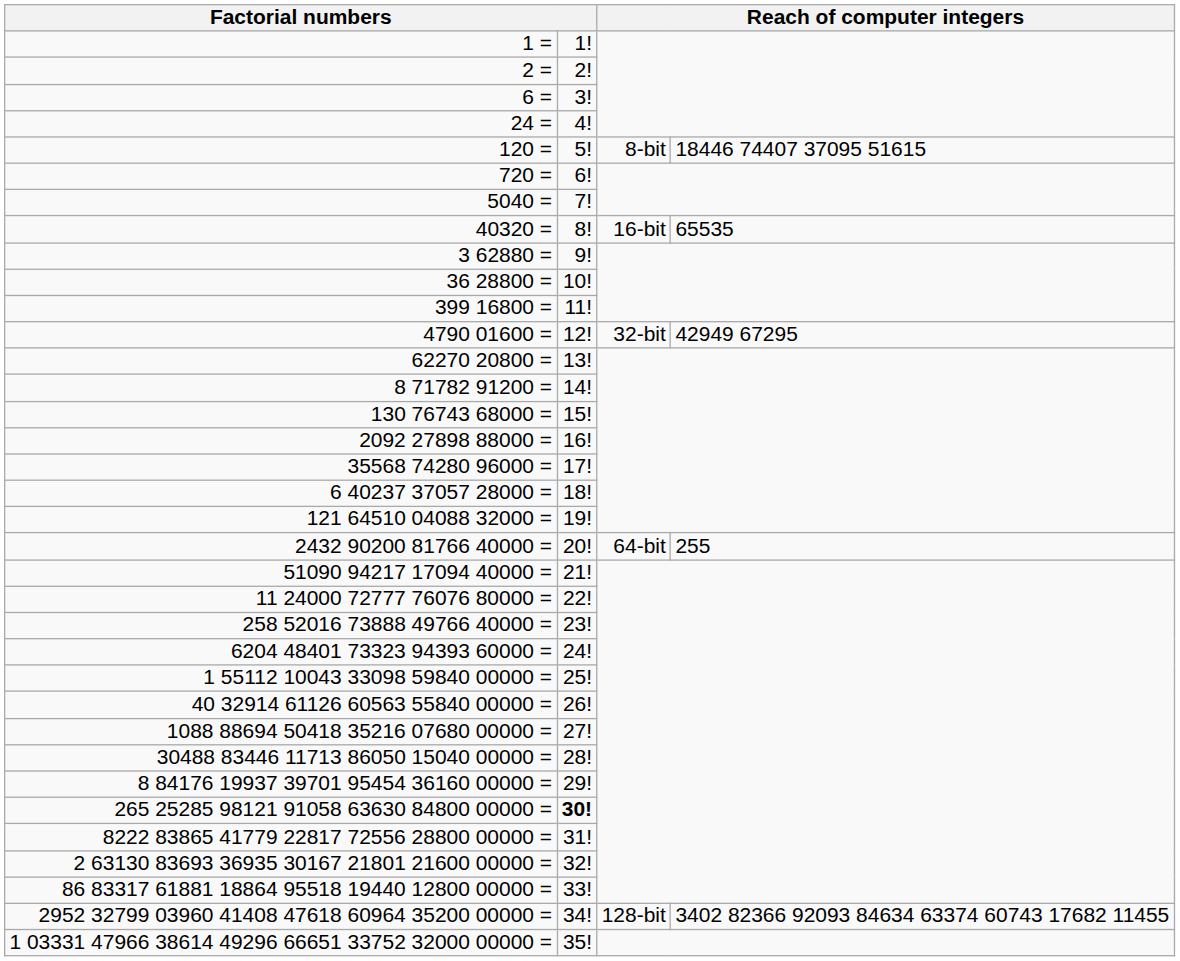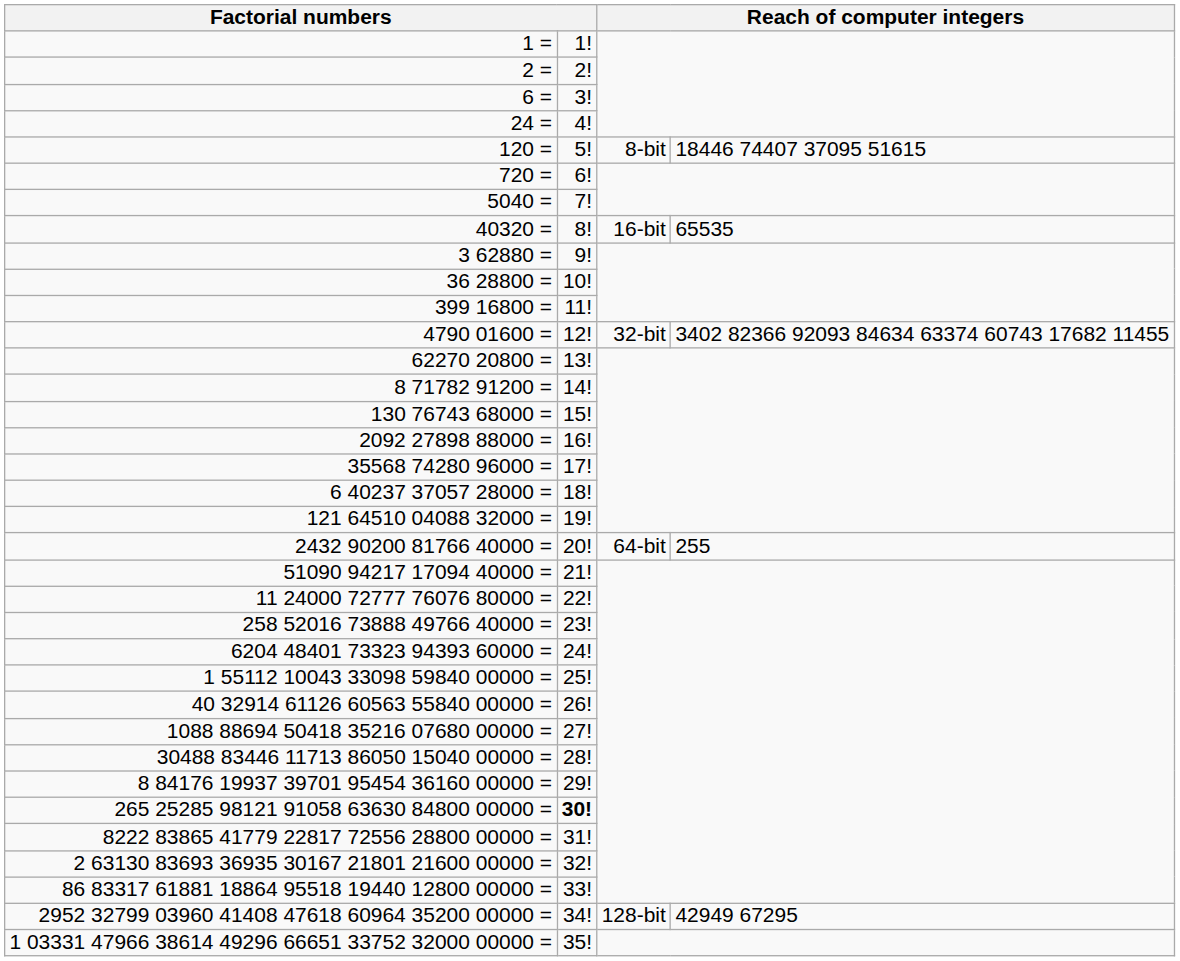(737, 334) 42949 67295 -> (922, 334) 3402 82366 92093 84634 63374 60743 17682 11455
(922, 915) 3402 82366 92093 84634 63374 60743 17682 11455 -> (737, 915) 42949 67295
